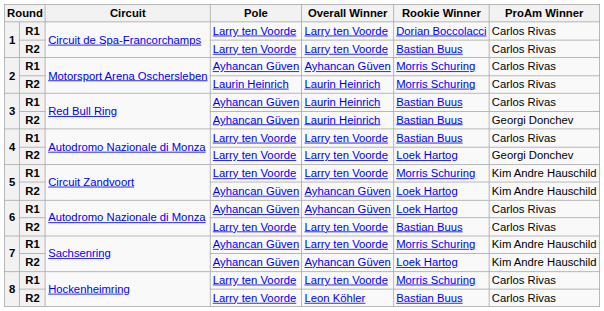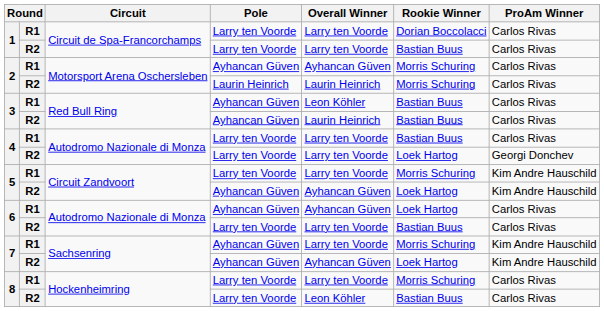(342, 102) Laurin Heinrich -> (335, 102) Leon Köhler
(533, 120) Georgi Donchev -> (524, 120) Carlos Rivas
